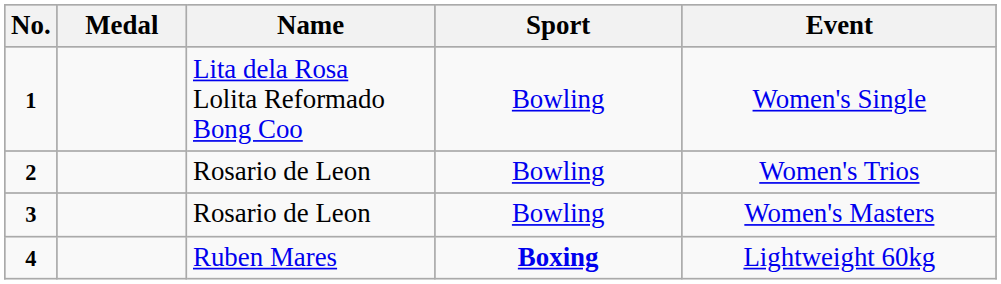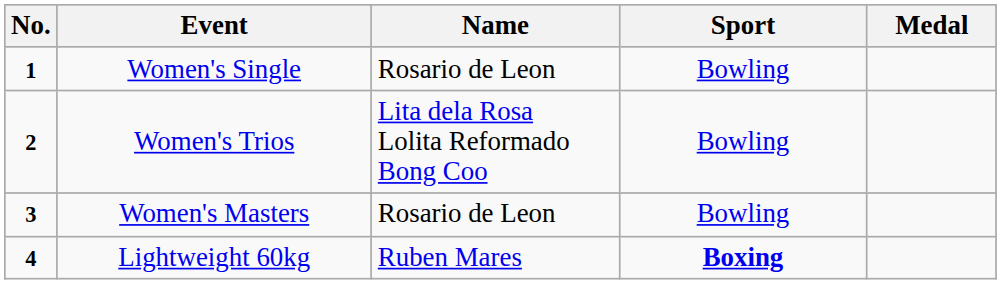columns swapped: (122, 25) <-> (839, 25)
(289, 98) Lita dela Rosa Lolita Reformado Bong Coo -> (467, 68) Rosario de Leon
(282, 171) Rosario de Leon -> (474, 141) Lita dela Rosa Lolita Reformado Bong Coo
